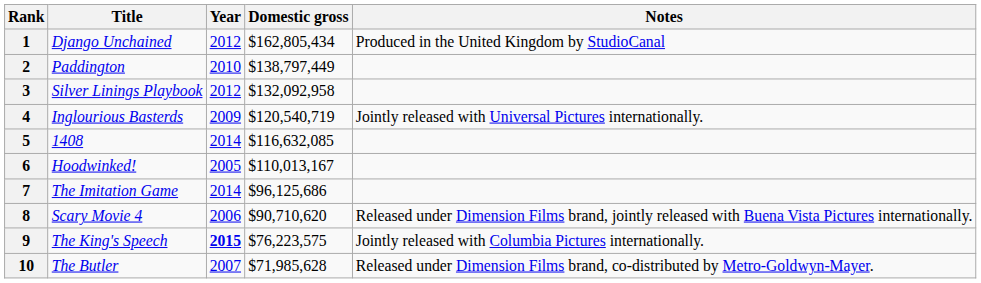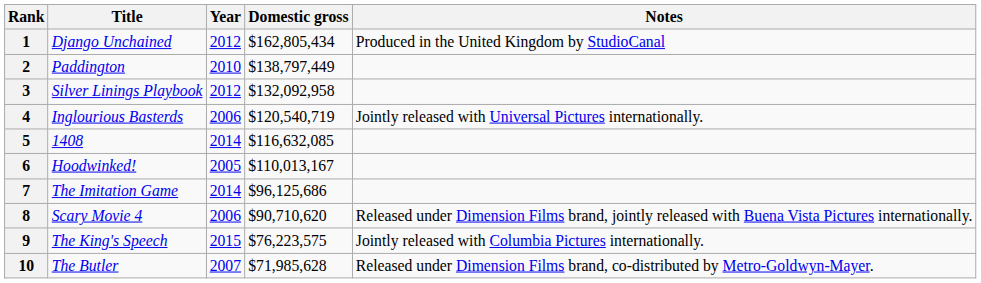(225, 116) 2009 -> (225, 116) 2006
(225, 240) bold -> (225, 240) normal
